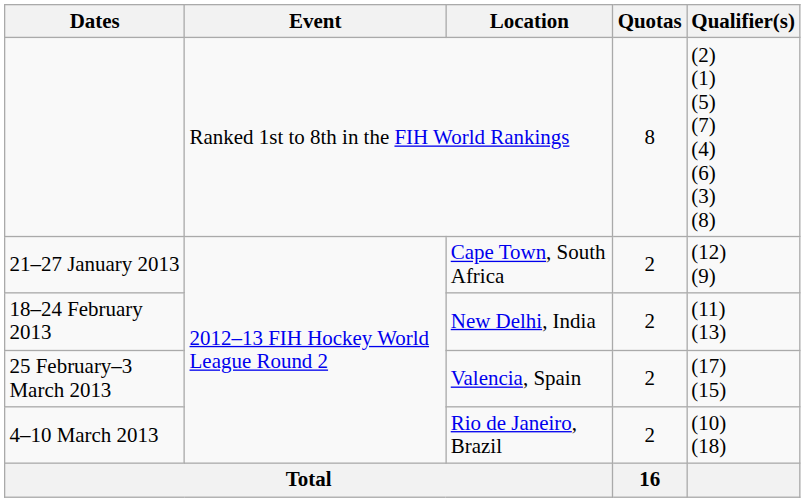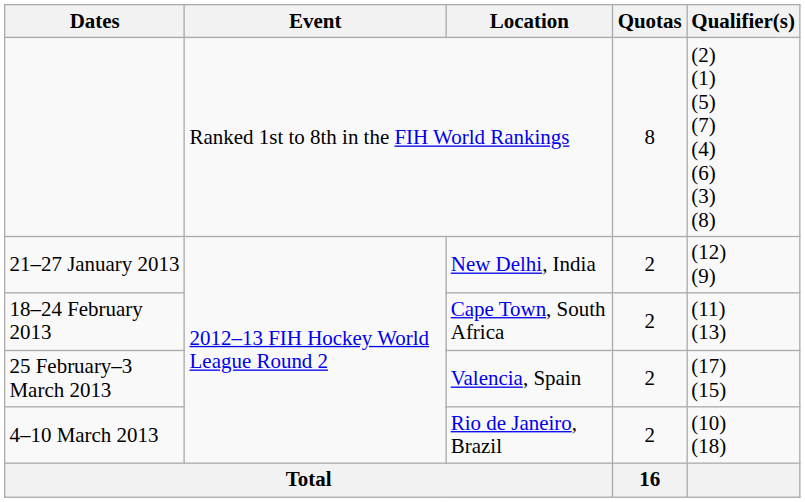(528, 264) Cape Town, South Africa -> (523, 264) New Delhi, India
(523, 321) New Delhi, India -> (528, 321) Cape Town, South Africa
